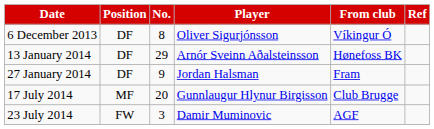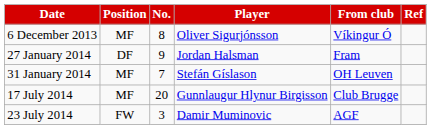(125, 34) DF -> (125, 34) MF
- row: (49, 54)
+ row: (49, 74)
